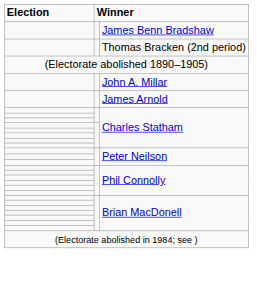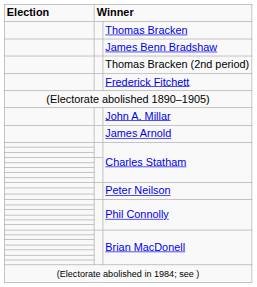+ row: (49, 30)
+ row: (49, 82)
